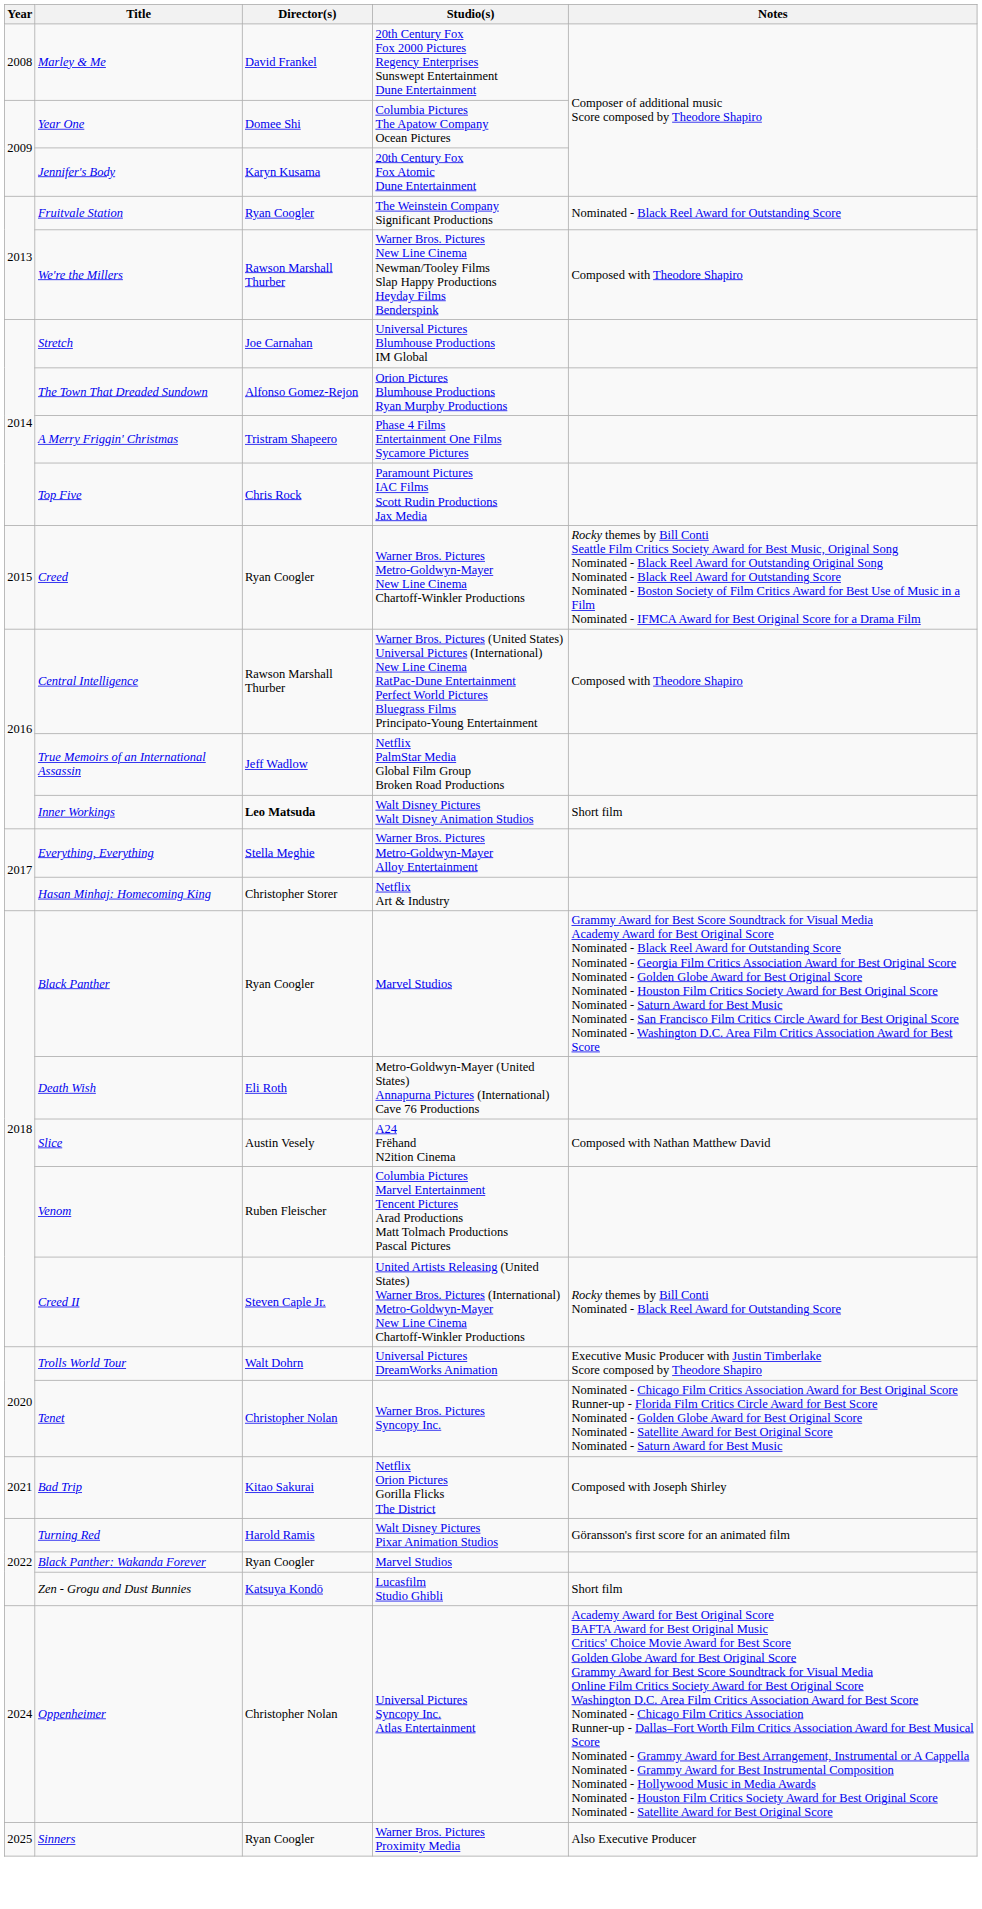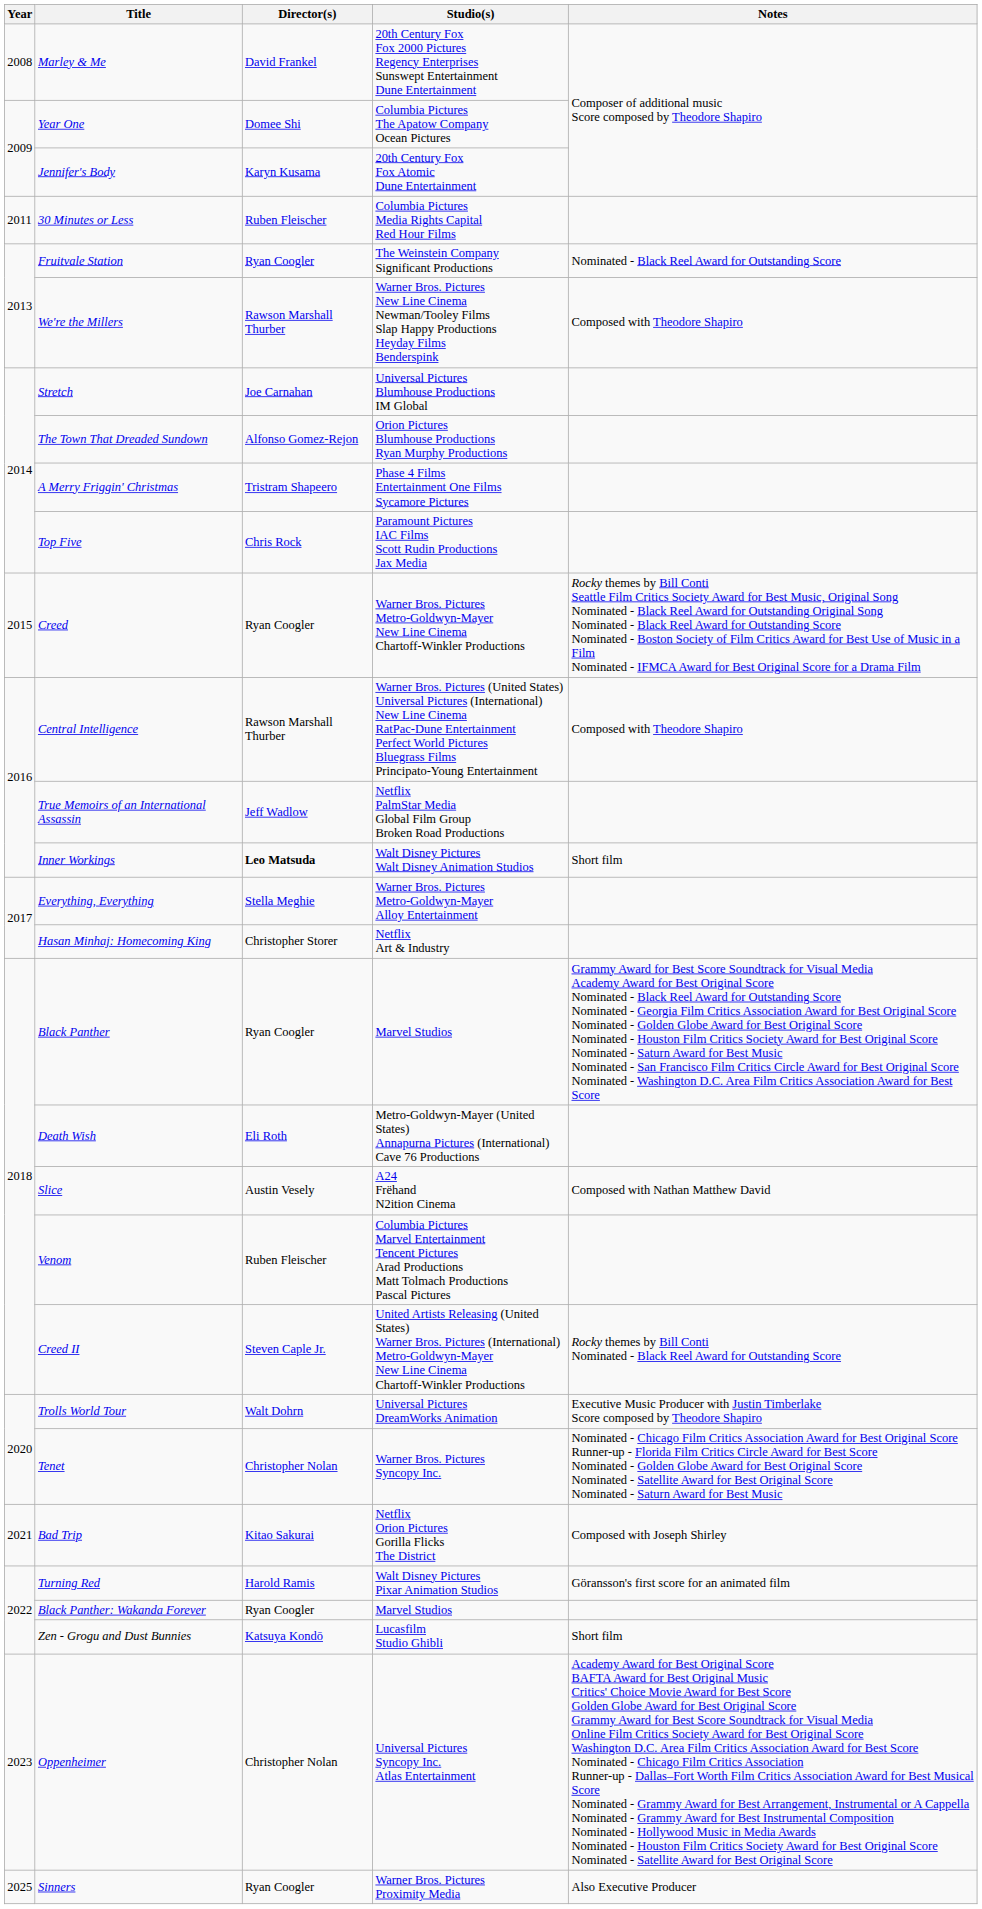+ row: (86, 219)
(20, 1714) 2024 -> (20, 1761) 2023
